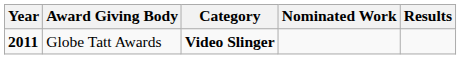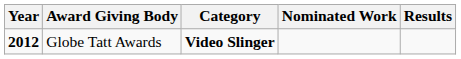(23, 41) 2011 -> (24, 41) 2012
